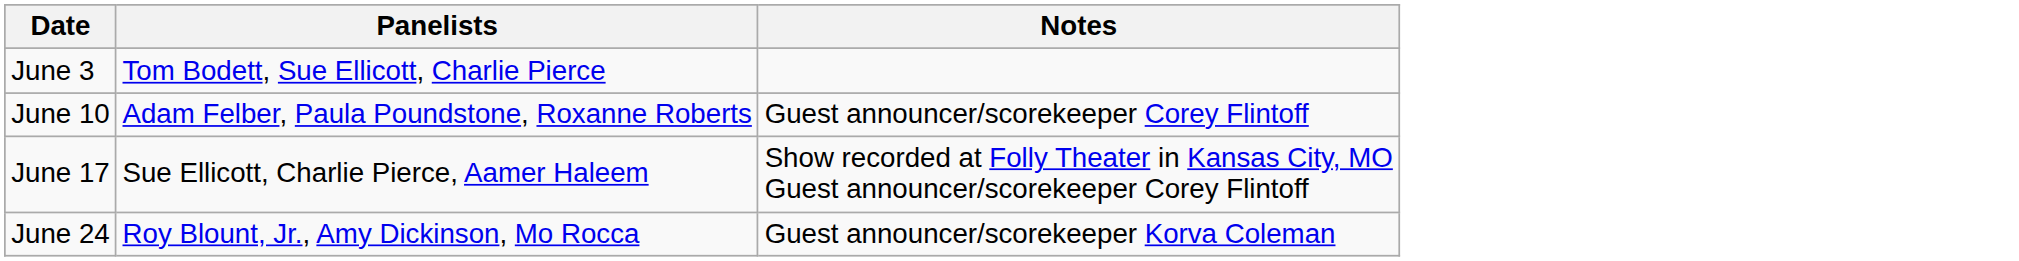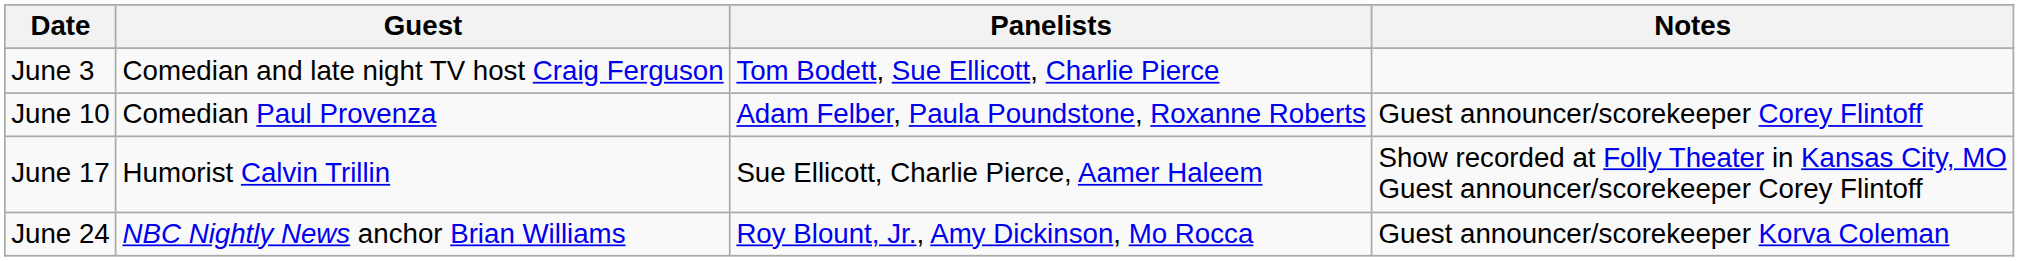+ column: (423, 26)
